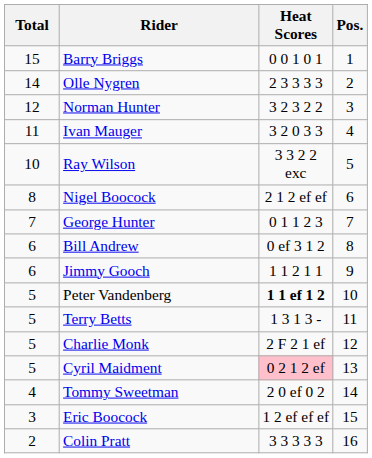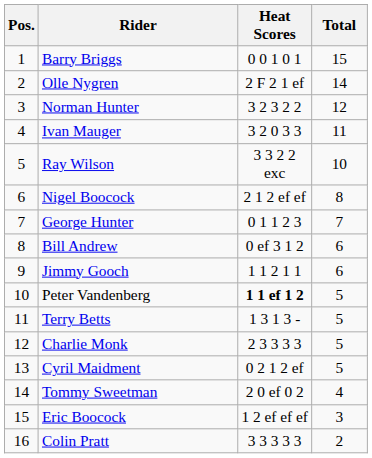columns swapped: (350, 25) <-> (32, 25)
(296, 82) 2 3 3 3 3 -> (275, 82) 2 F 2 1 ef
(296, 343) 2 F 2 1 ef -> (275, 343) 2 3 3 3 3
(296, 367) pink background -> (275, 367) no background
